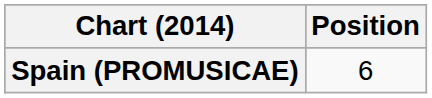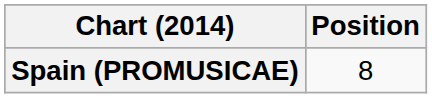(366, 69) 6 -> (366, 69) 8
